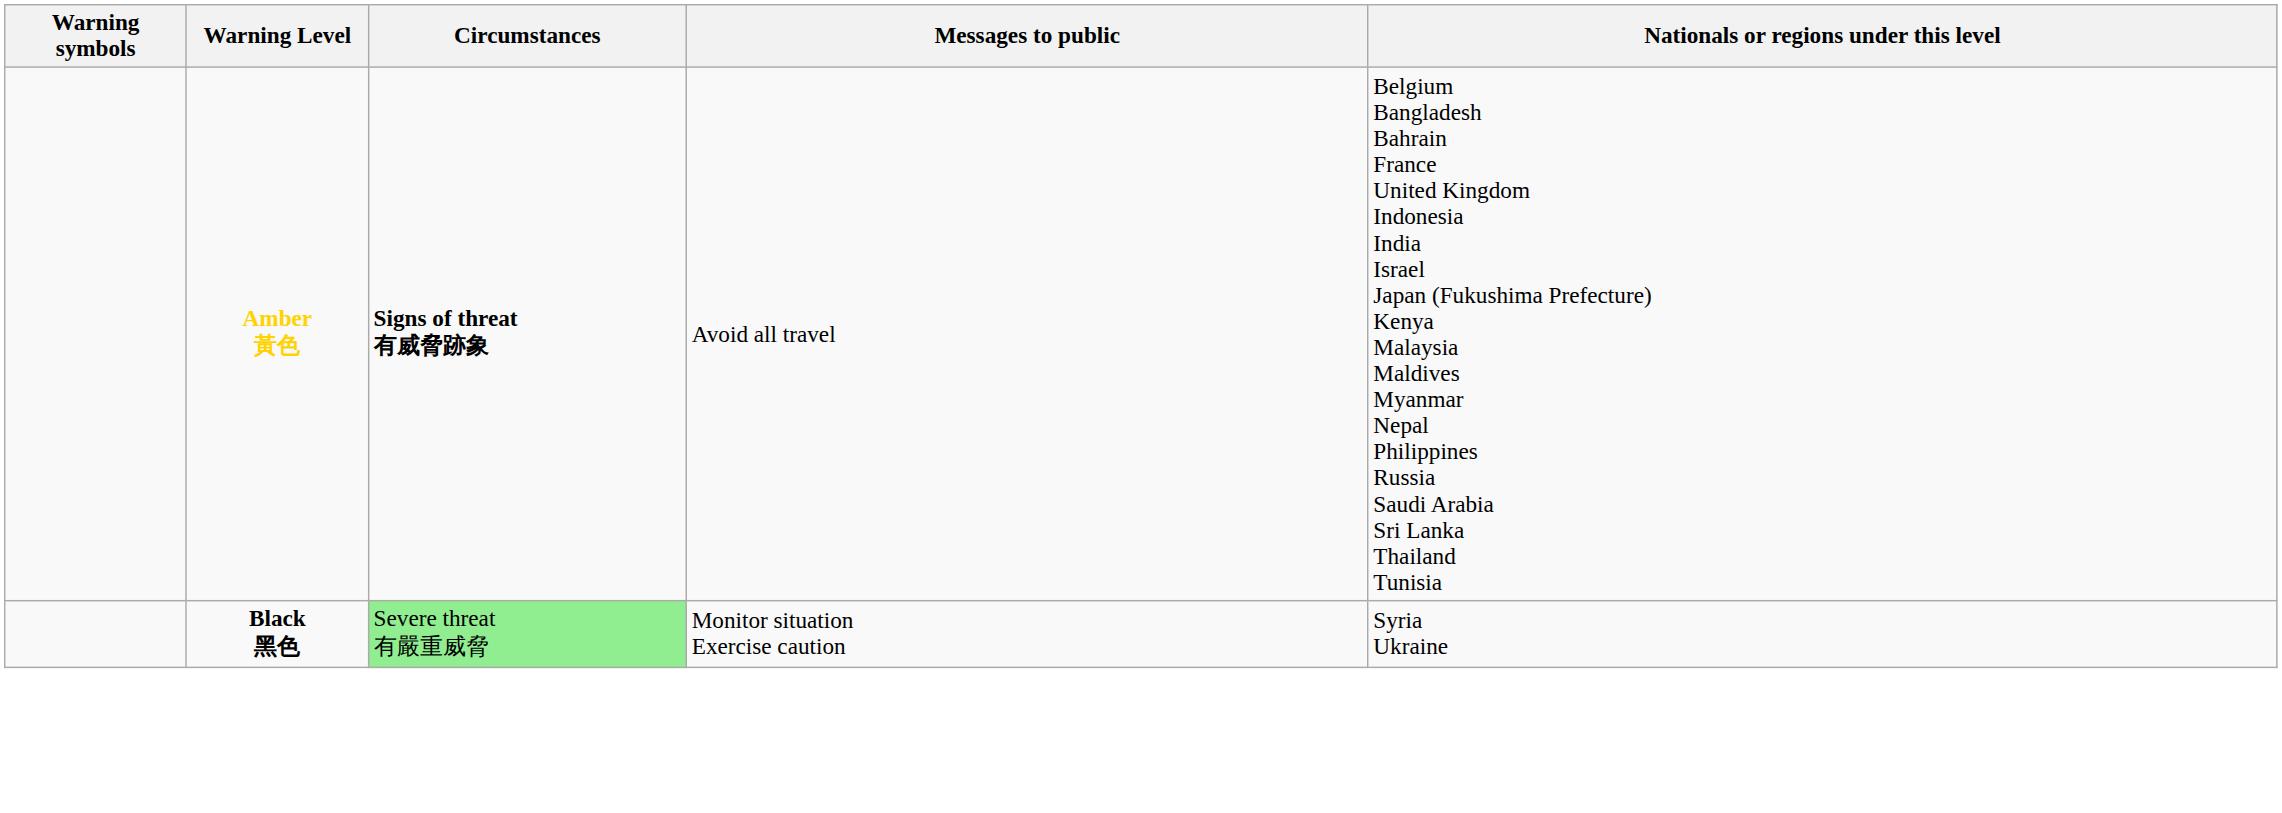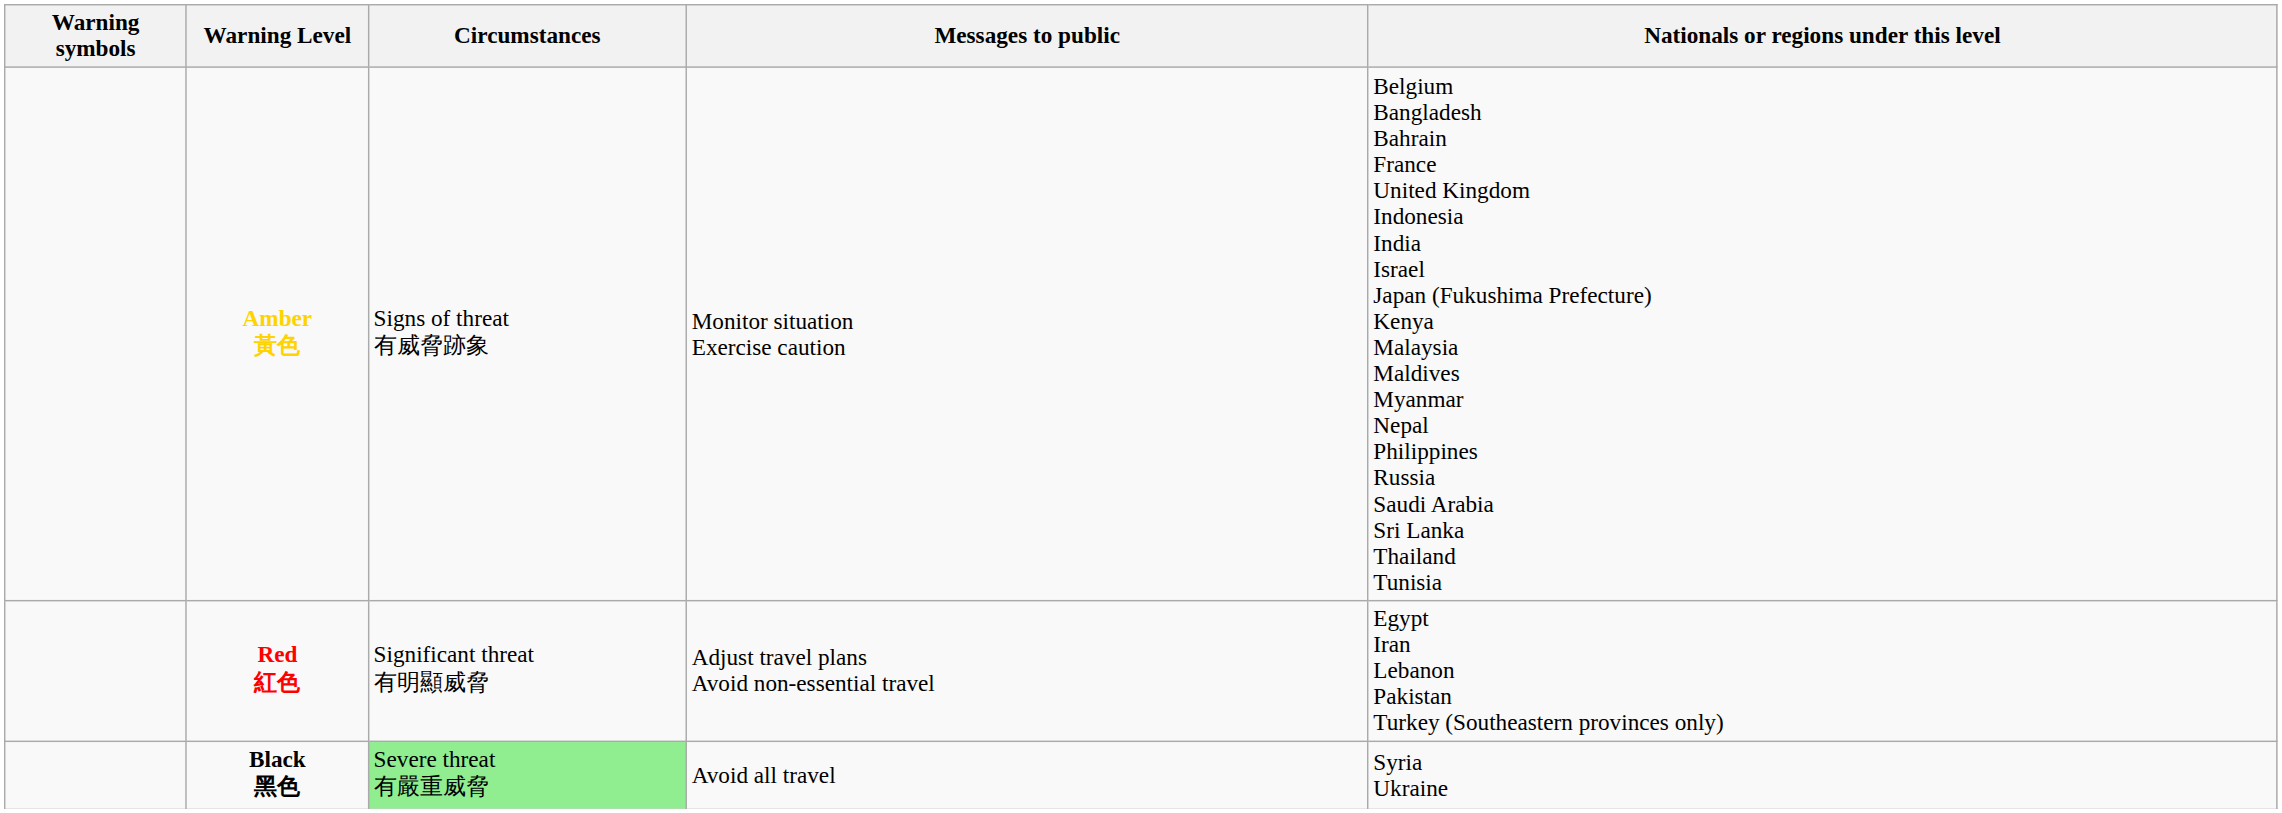(446, 332) bold -> (441, 332) normal
(764, 333) Avoid all travel -> (773, 333) Monitor situation Exercise caution
+ row: (277, 669)
(773, 633) Monitor situation Exercise caution -> (764, 774) Avoid all travel
